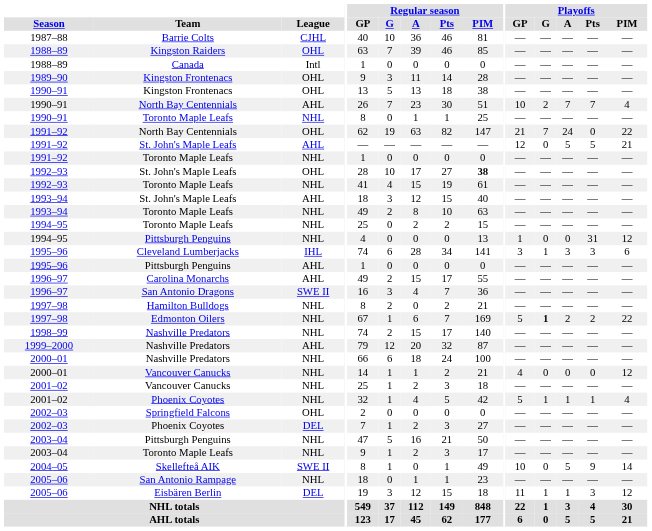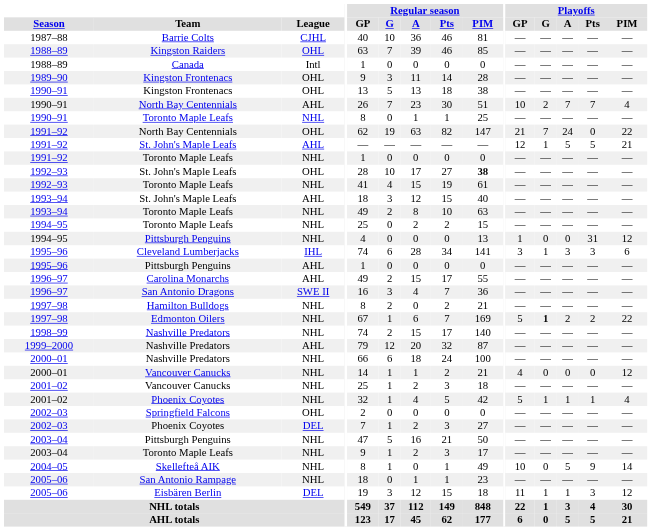(546, 144) 0 -> (546, 144) 1
(313, 466) SWE II -> (313, 466) NHL
